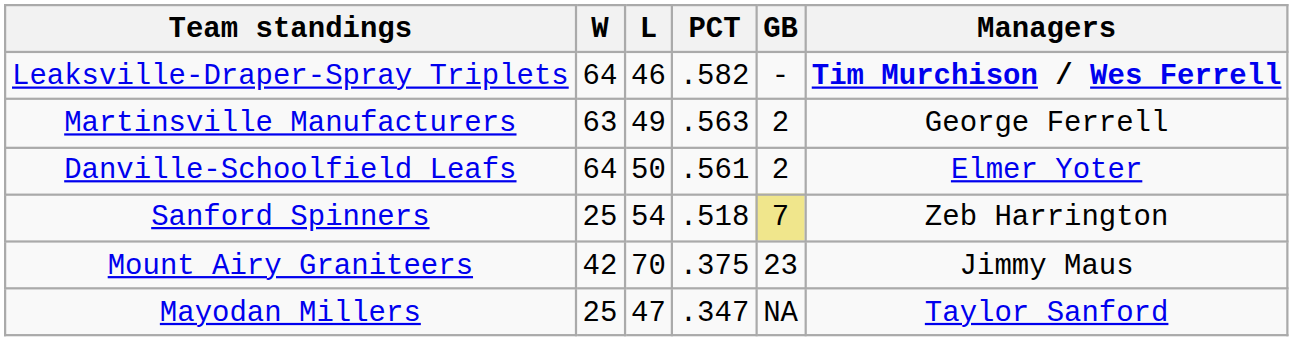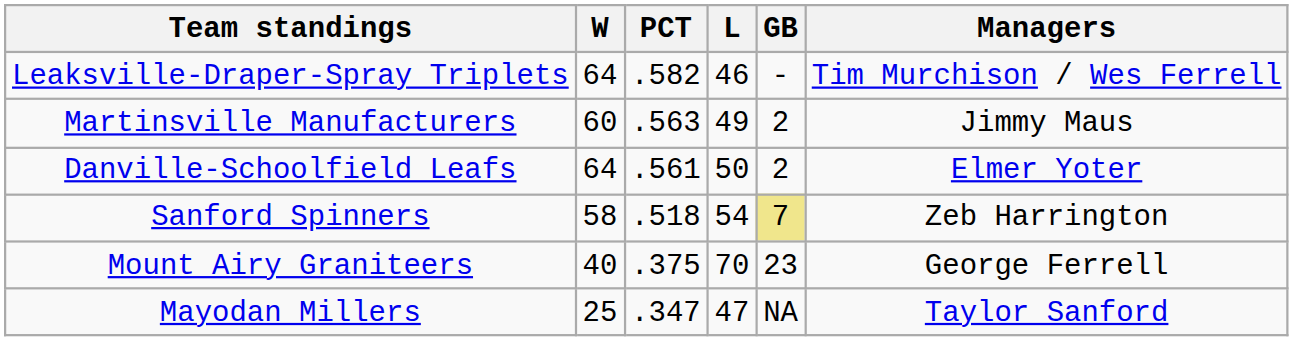columns swapped: (649, 29) <-> (715, 29)
(1047, 76) bold -> (1047, 76) normal
(600, 123) 63 -> (600, 123) 60
(1047, 123) George Ferrell -> (1047, 123) Jimmy Maus
(600, 218) 25 -> (600, 218) 58
(600, 265) 42 -> (600, 265) 40
(1047, 265) Jimmy Maus -> (1047, 265) George Ferrell
